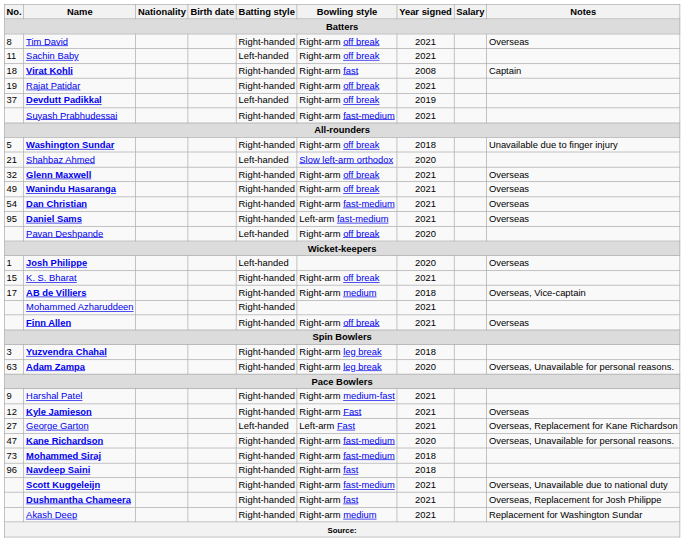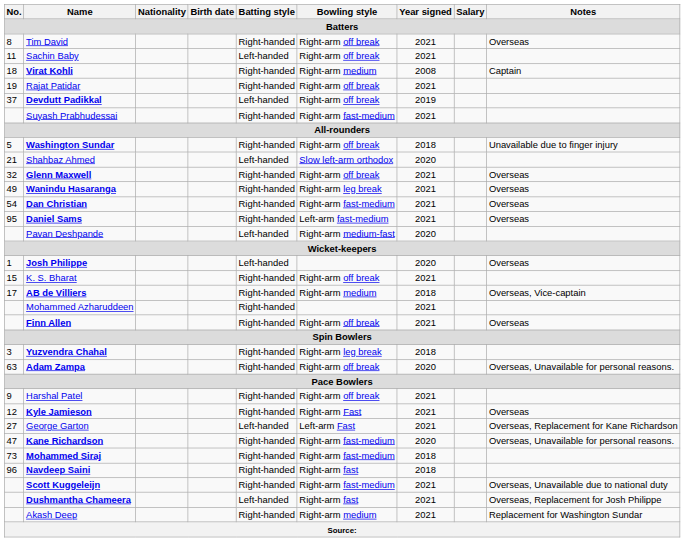(329, 71) Right-arm fast -> (338, 71) Right-arm medium
(339, 189) Right-arm off break -> (341, 189) Right-arm leg break
(339, 233) Right-arm off break -> (347, 233) Right-arm medium-fast
(341, 366) Right-arm leg break -> (339, 366) Right-arm off break
(347, 396) Right-arm medium-fast -> (339, 396) Right-arm off break
(267, 499) Right-handed -> (264, 499) Left-handed
